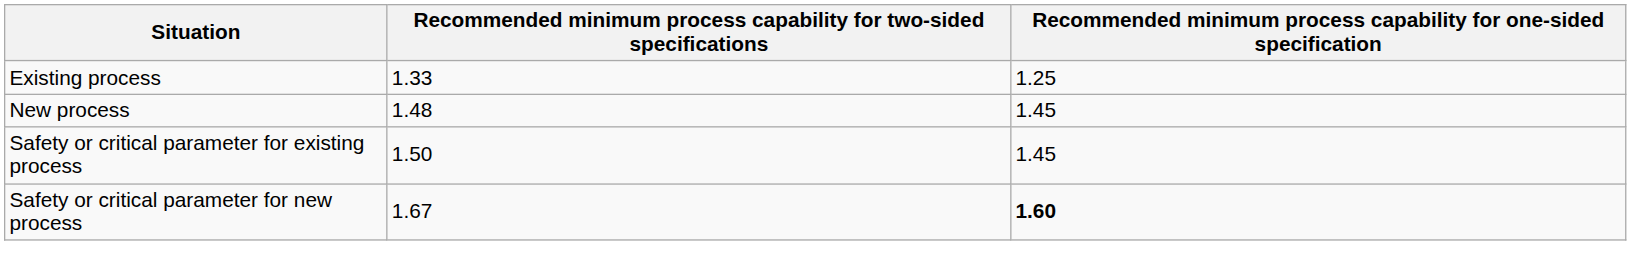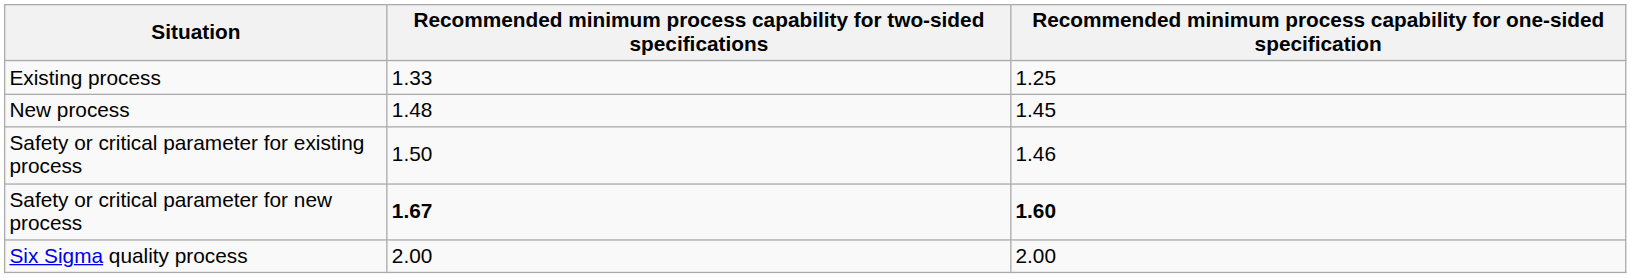(1036, 155) 1.45 -> (1036, 155) 1.46
(412, 211) normal -> (412, 211) bold
+ row: (129, 256)
